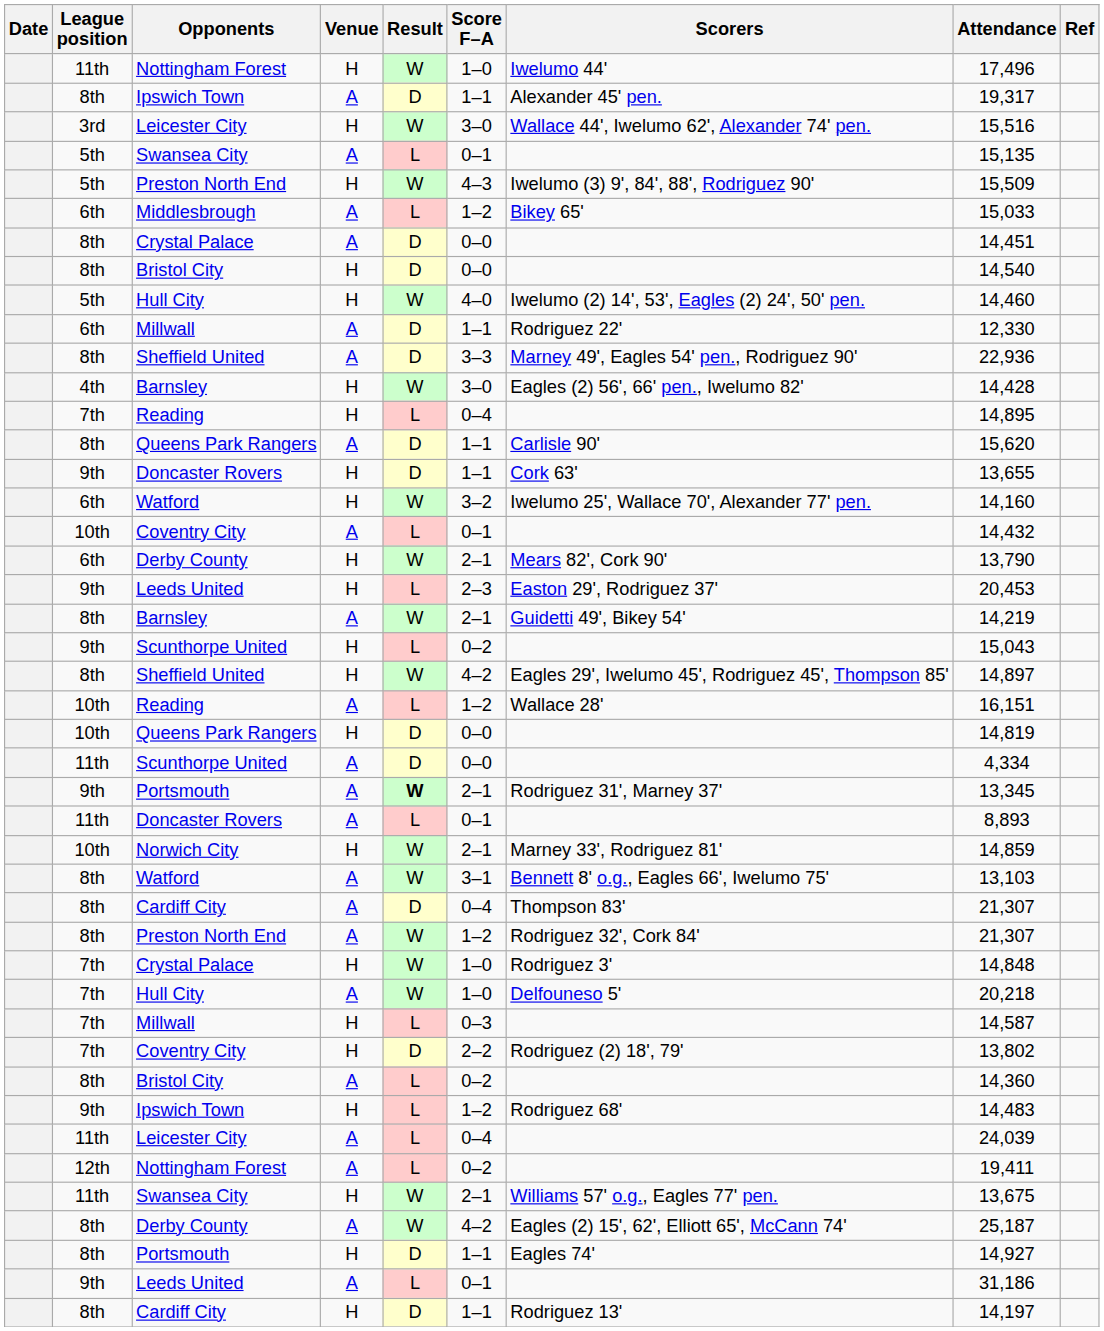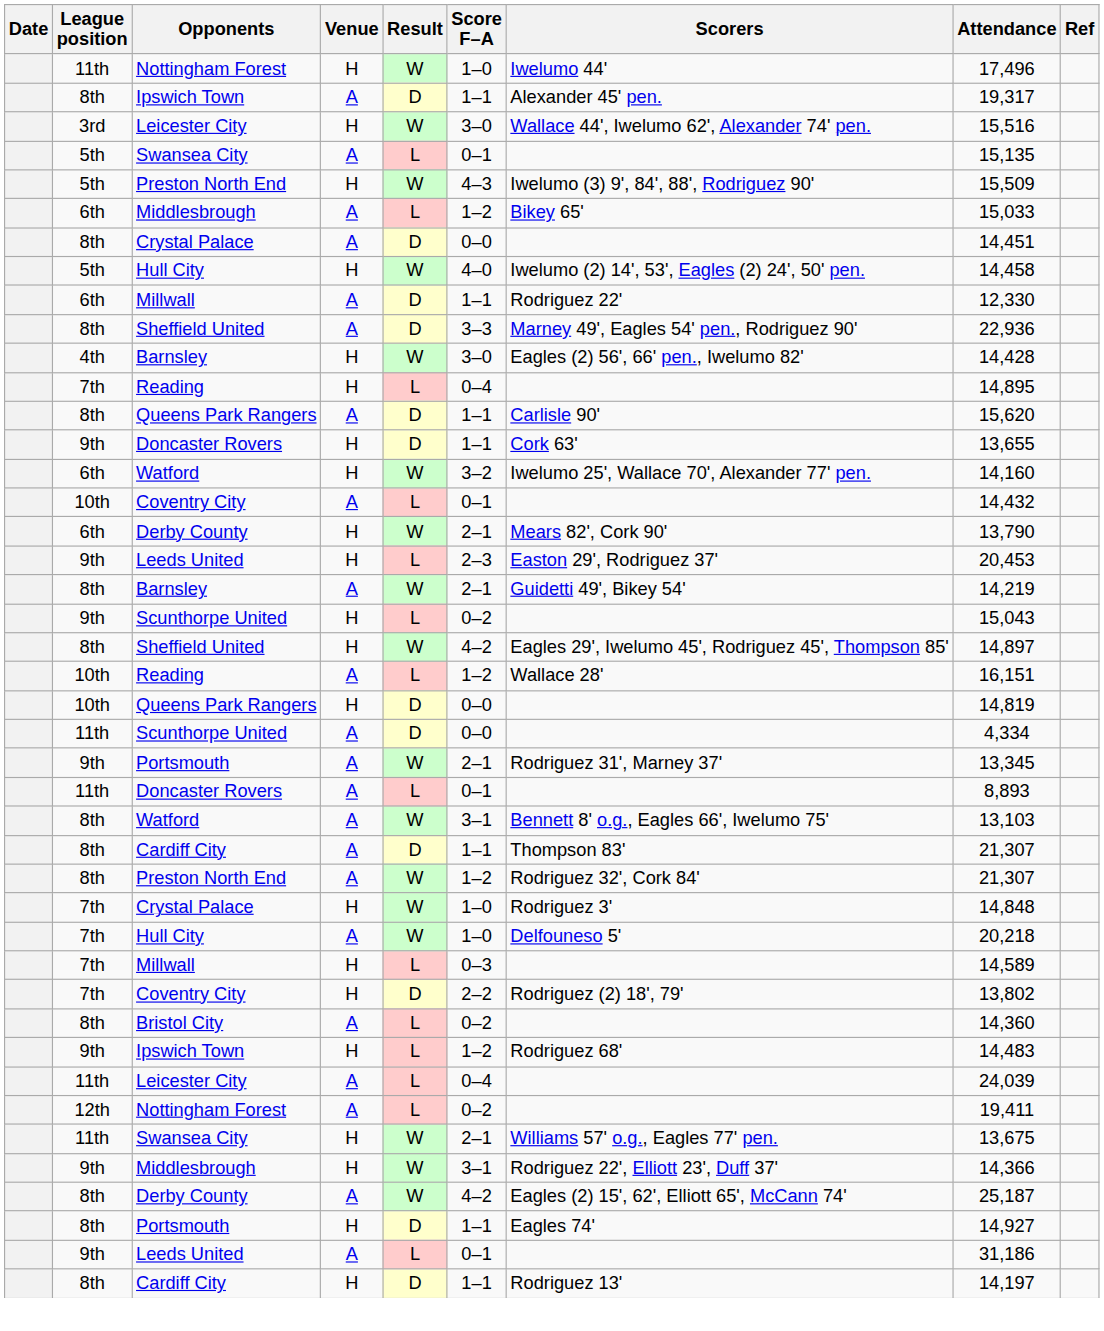- row: (180, 270)
(1007, 299) 14,460 -> (1007, 270) 14,458
(415, 791) bold -> (415, 762) normal
- row: (187, 849)
(477, 907) 0–4 -> (477, 849) 1–1
(1007, 1023) 14,587 -> (1007, 965) 14,589
+ row: (196, 1167)
